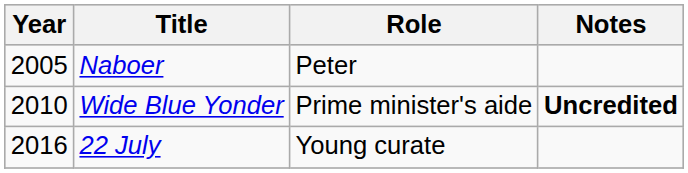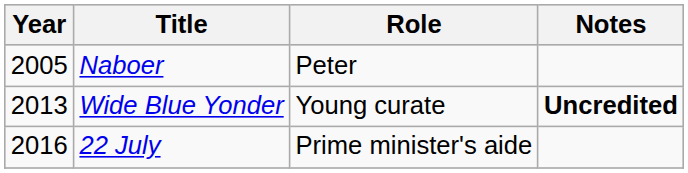(39, 106) 2010 -> (39, 106) 2013
(414, 106) Prime minister's aide -> (370, 106) Young curate
(370, 146) Young curate -> (414, 146) Prime minister's aide
